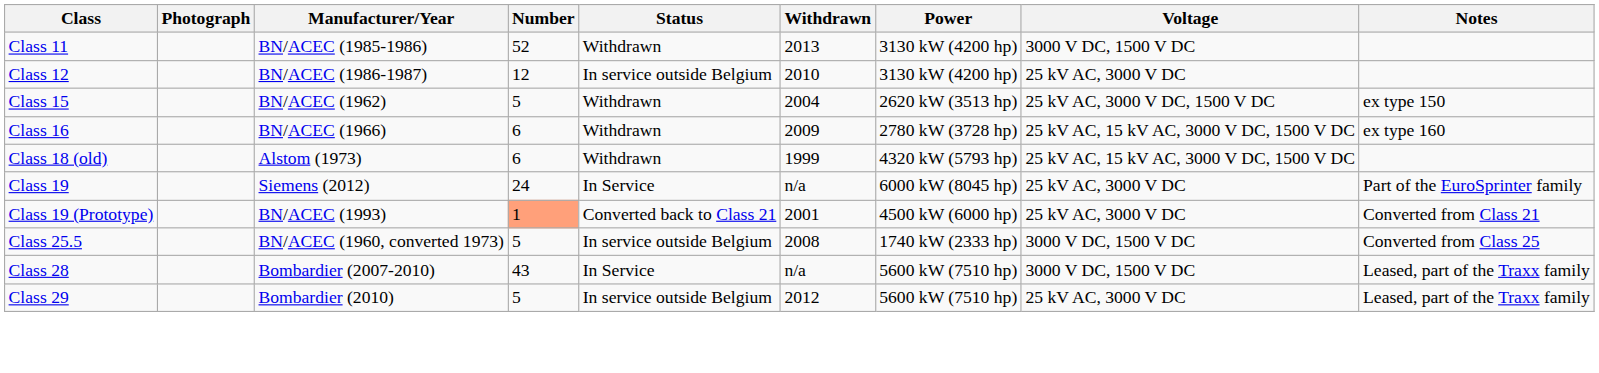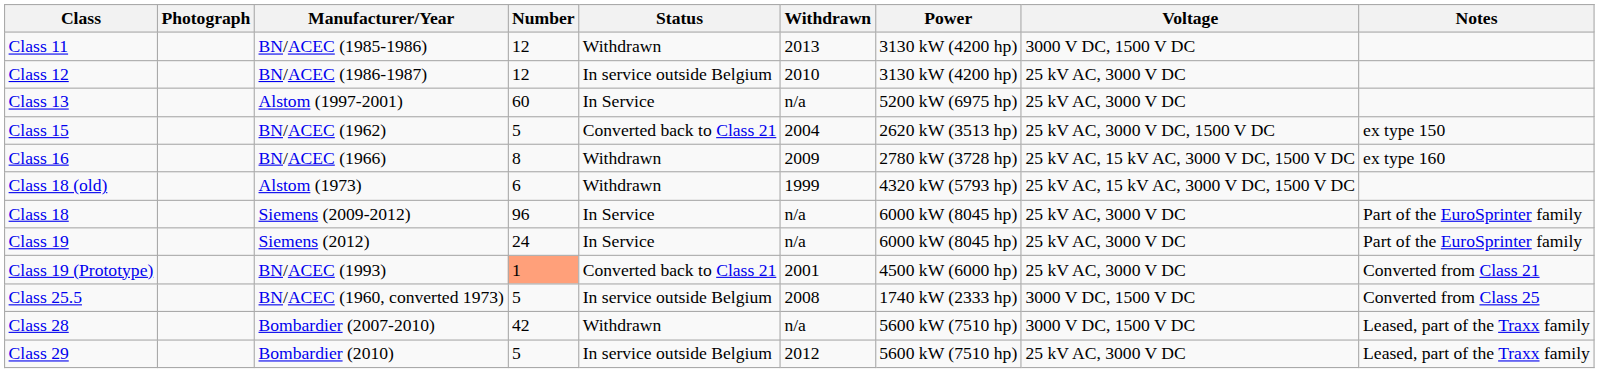(521, 46) 52 -> (521, 46) 12
+ row: (39, 102)
(622, 102) Withdrawn -> (680, 130) Converted back to Class 21
(516, 130) 6 -> (516, 158) 8
+ row: (39, 213)
(521, 269) 43 -> (521, 325) 42
(619, 269) In Service -> (622, 325) Withdrawn
